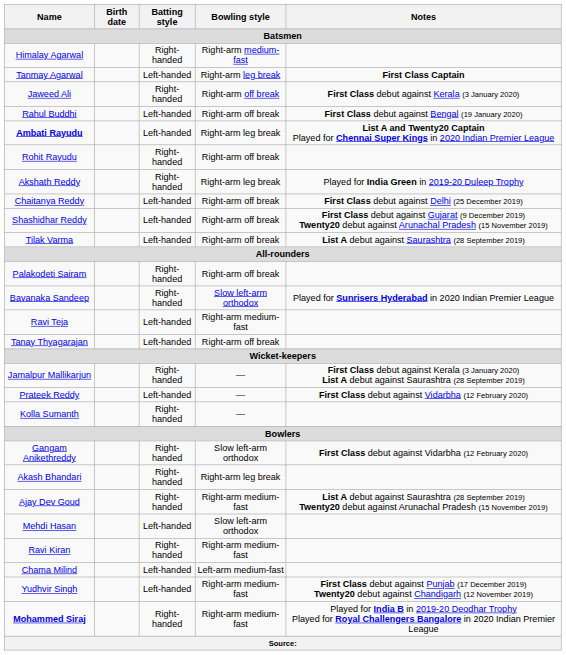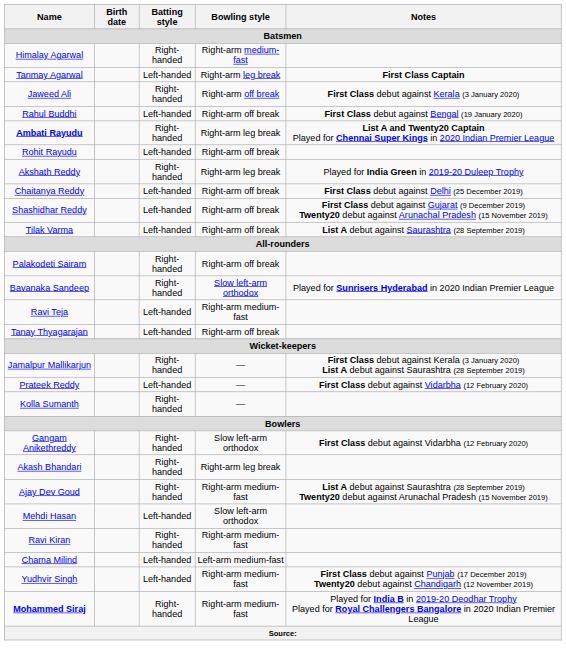(167, 133) Left-handed -> (167, 133) Right-handed
(167, 158) Right-handed -> (167, 153) Left-handed
